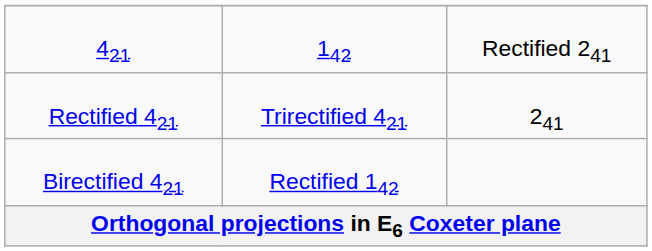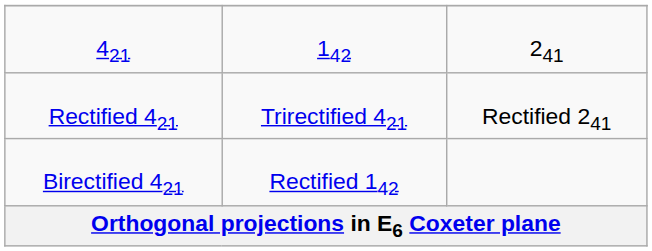(547, 52) Rectified 241 -> (547, 52) 241
(547, 118) 241 -> (547, 118) Rectified 241
